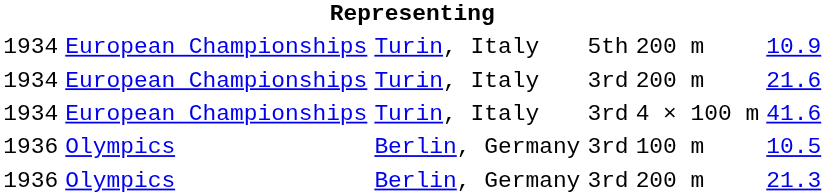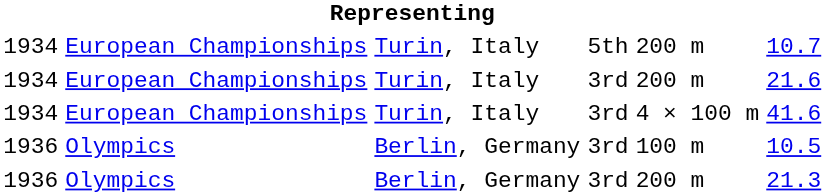(794, 47) 10.9 -> (794, 47) 10.7
